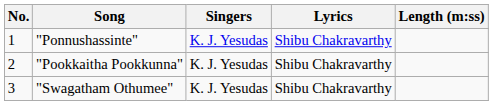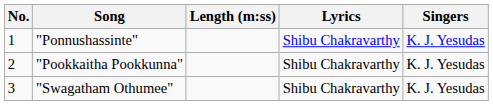columns swapped: (229, 16) <-> (442, 16)
